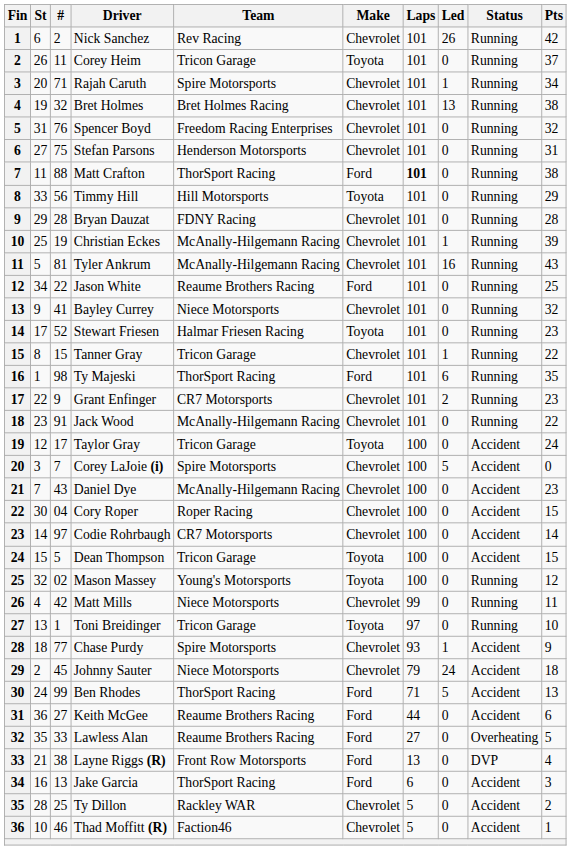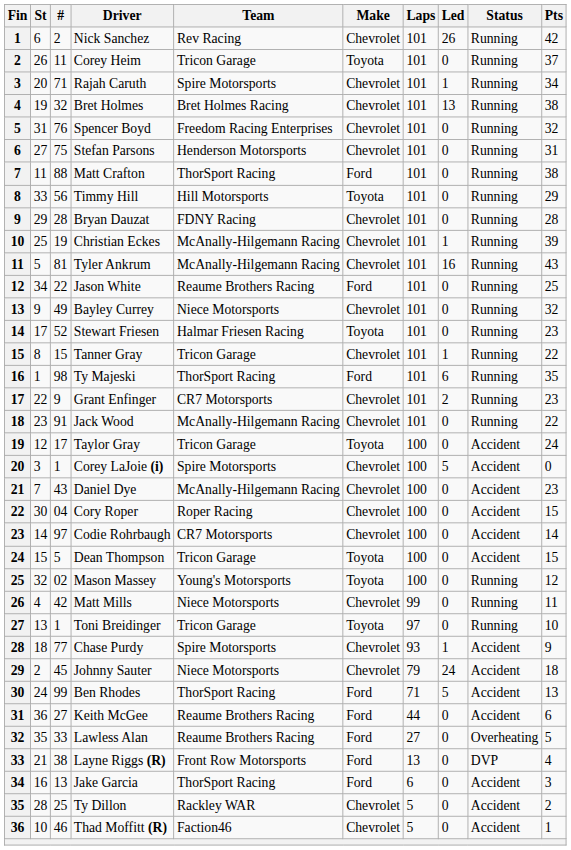(417, 173) bold -> (417, 173) normal
(61, 309) 41 -> (61, 309) 49
(57, 467) 7 -> (57, 467) 1
